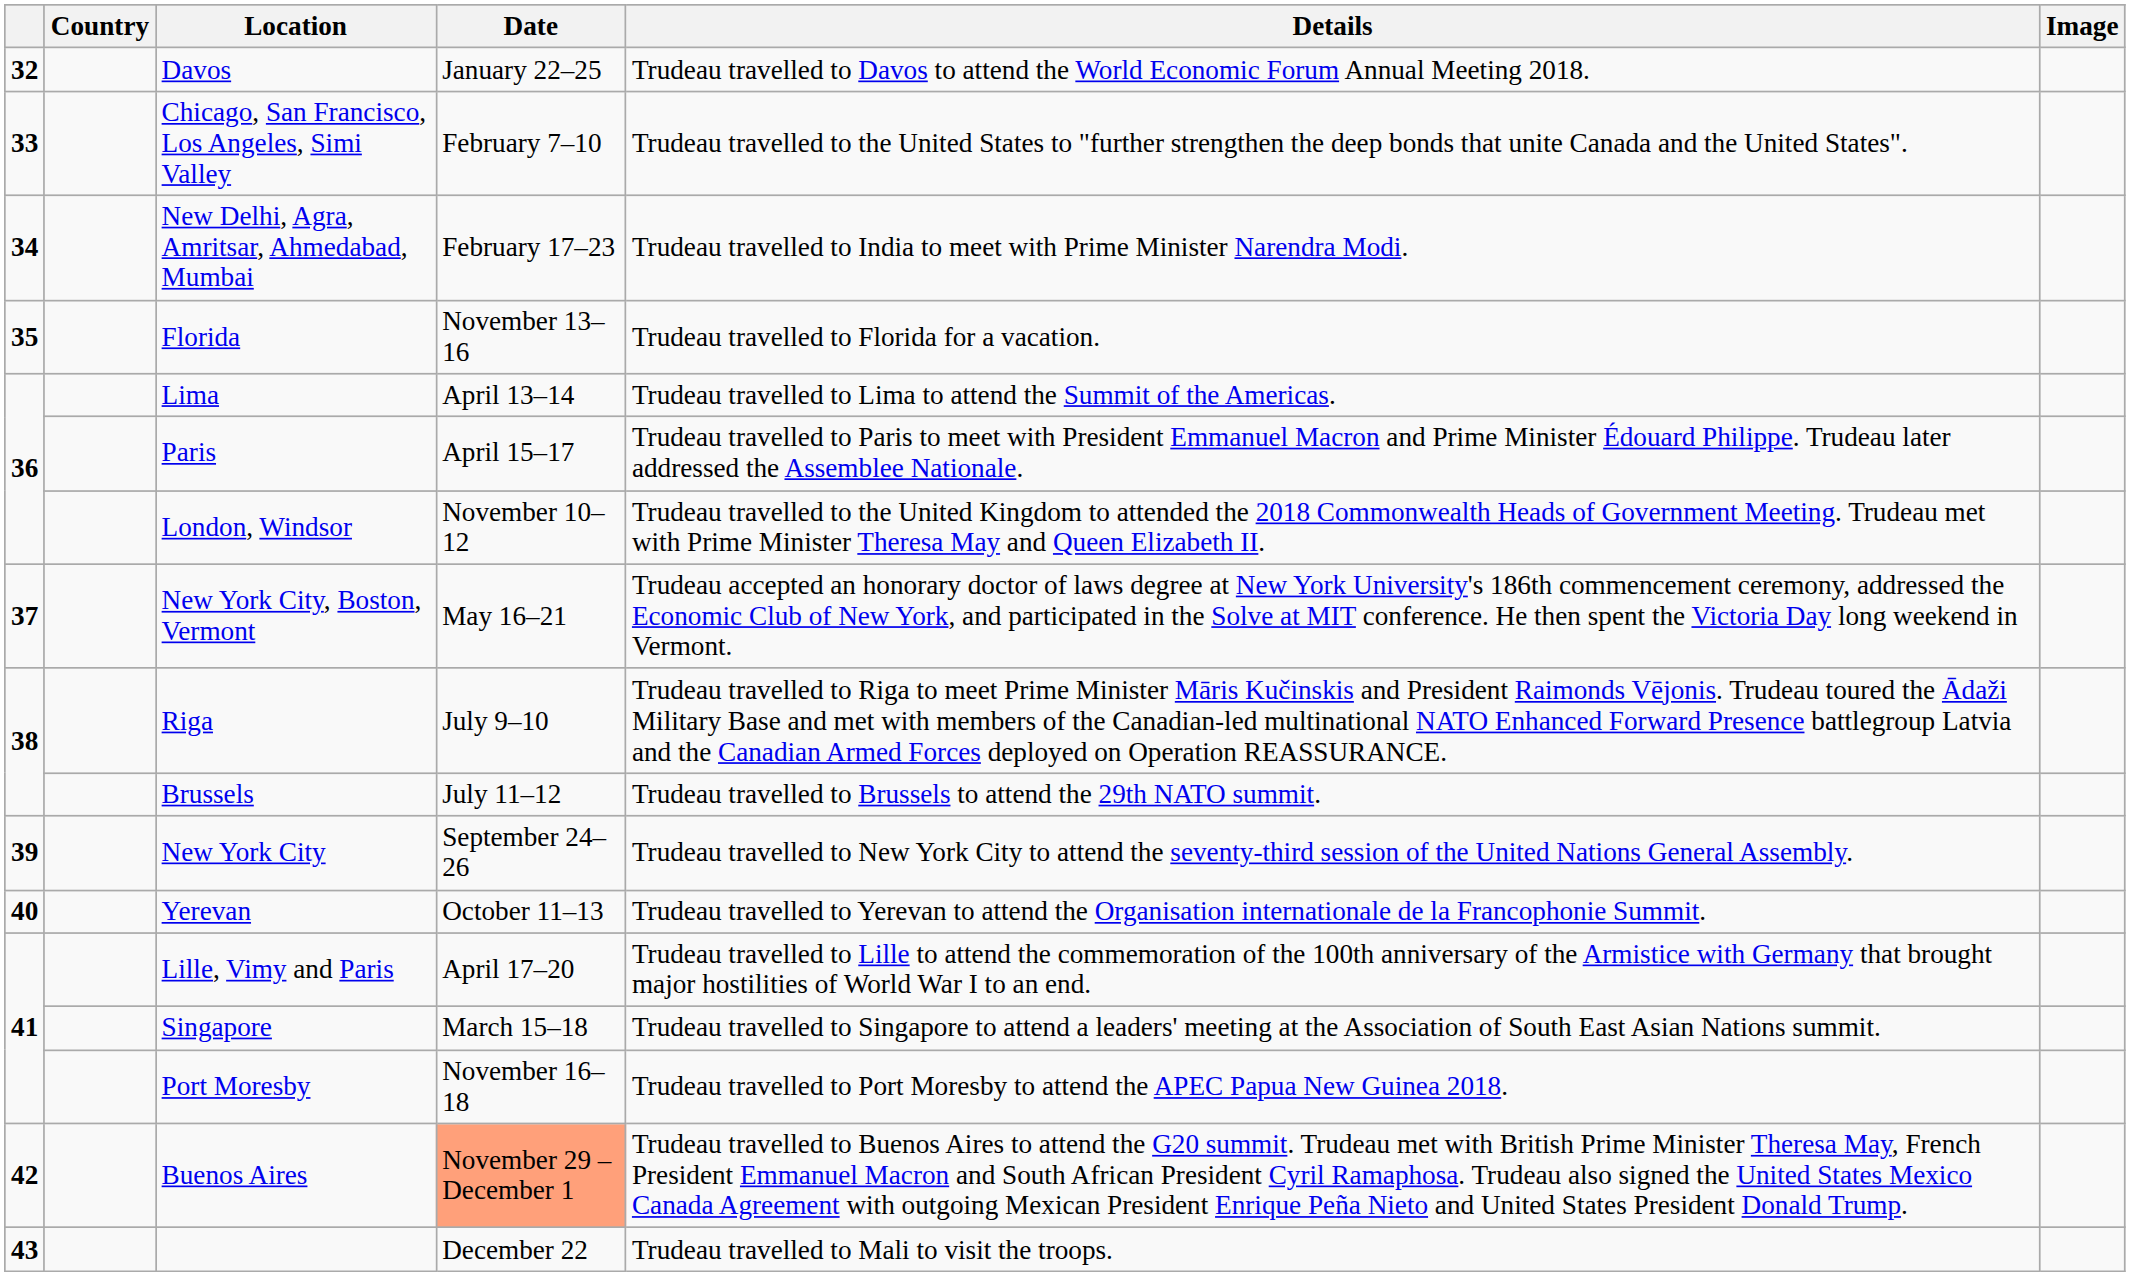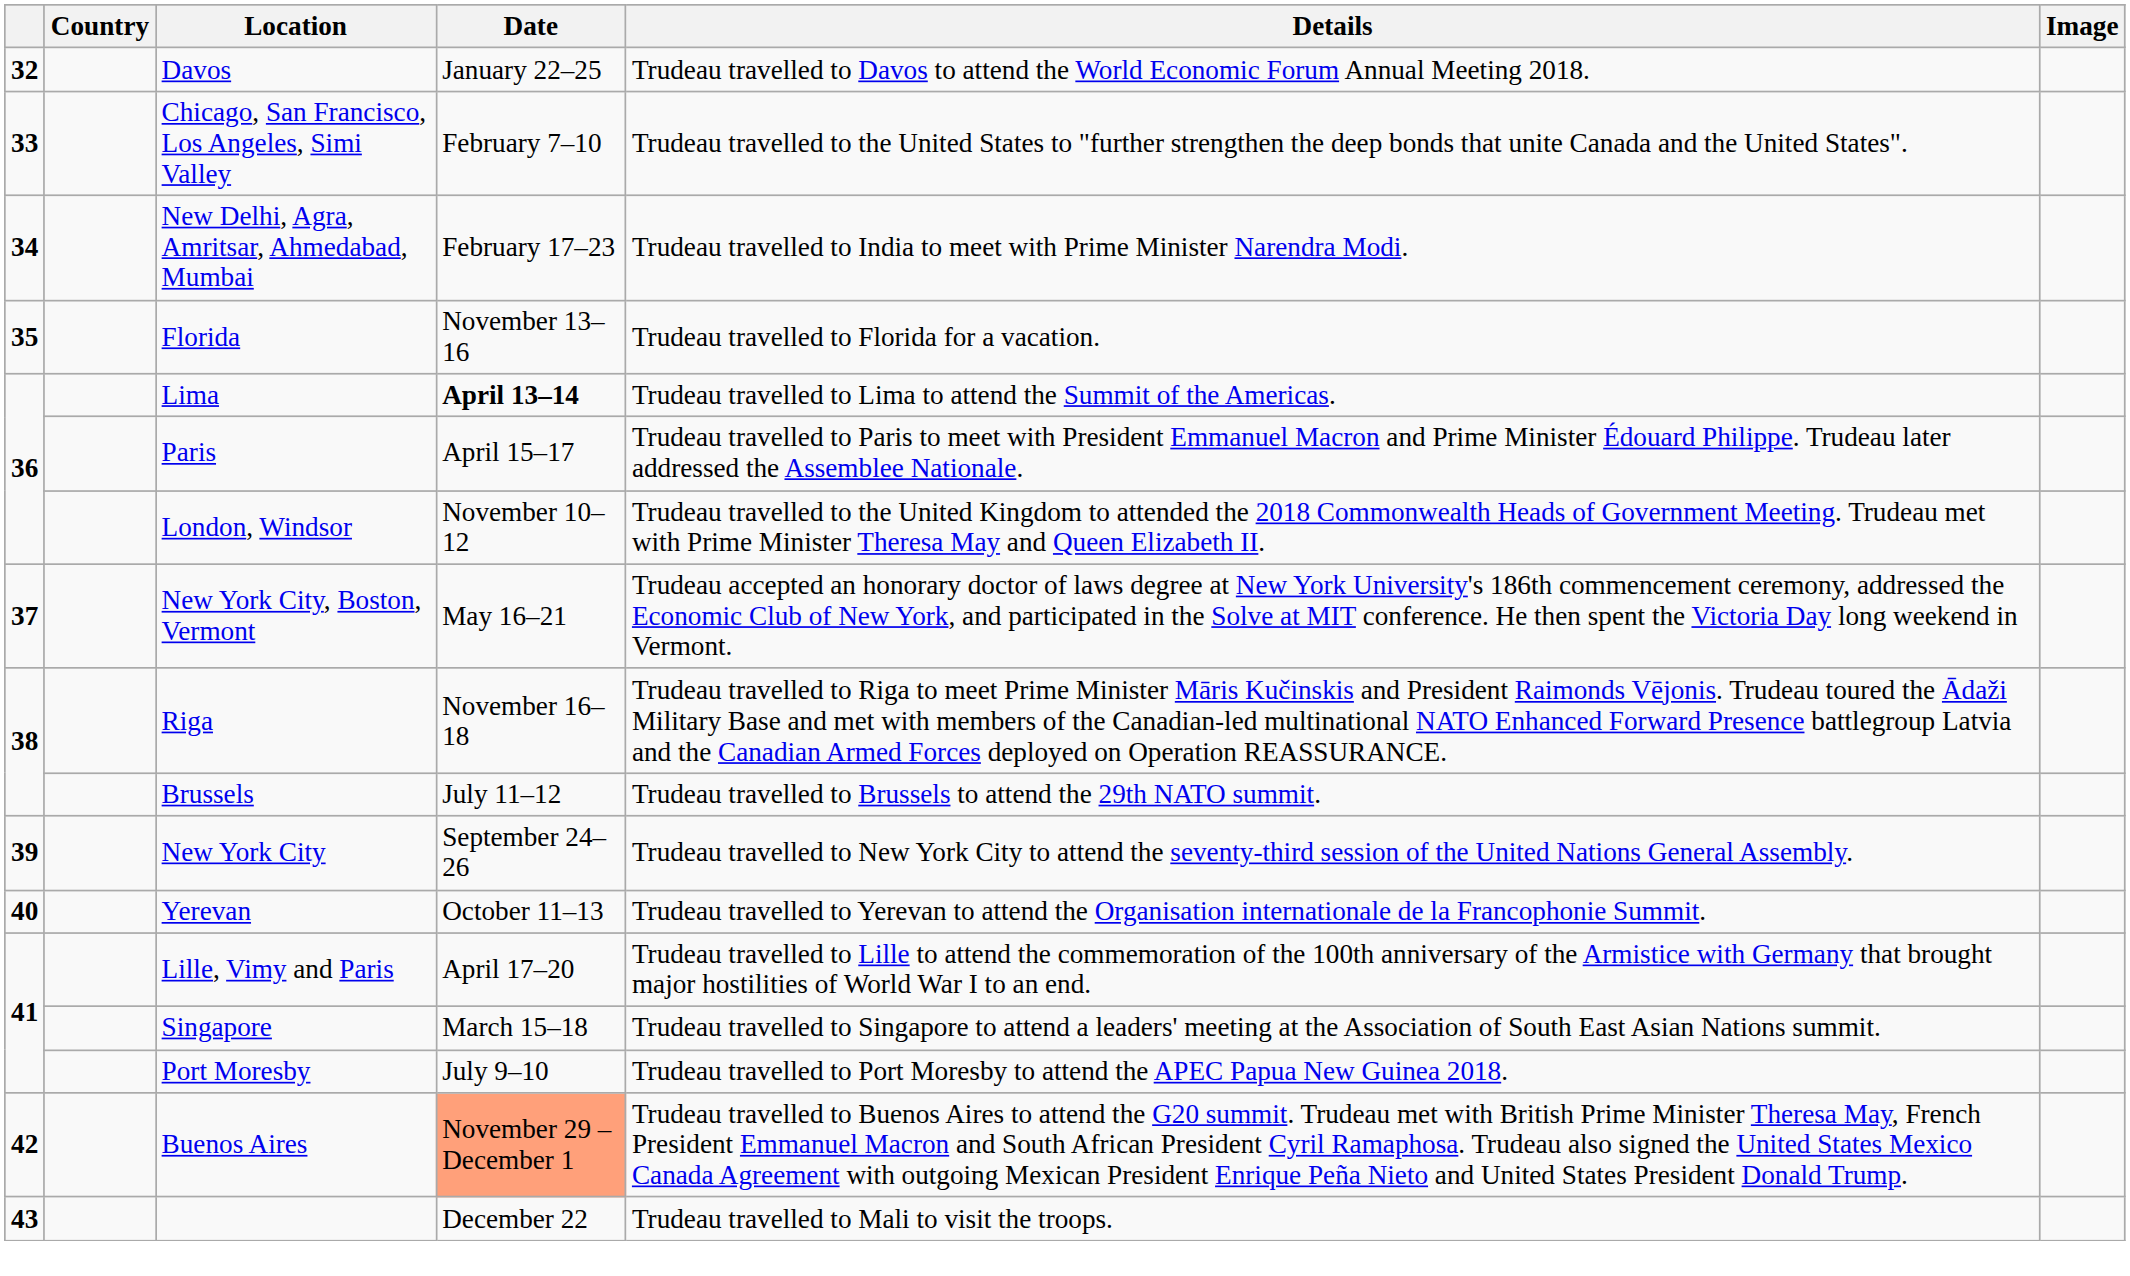(508, 394) normal -> (511, 394) bold
(495, 720) July 9–10 -> (523, 720) November 16–18
(523, 1086) November 16–18 -> (495, 1070) July 9–10
